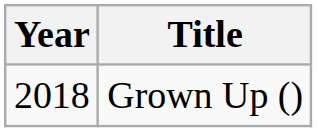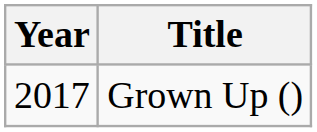(52, 94) 2018 -> (52, 94) 2017
